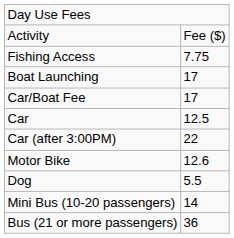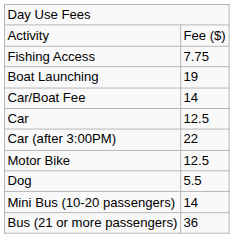(191, 77) 17 -> (191, 77) 19
(191, 98) 17 -> (191, 98) 14
(196, 160) 12.6 -> (196, 160) 12.5
